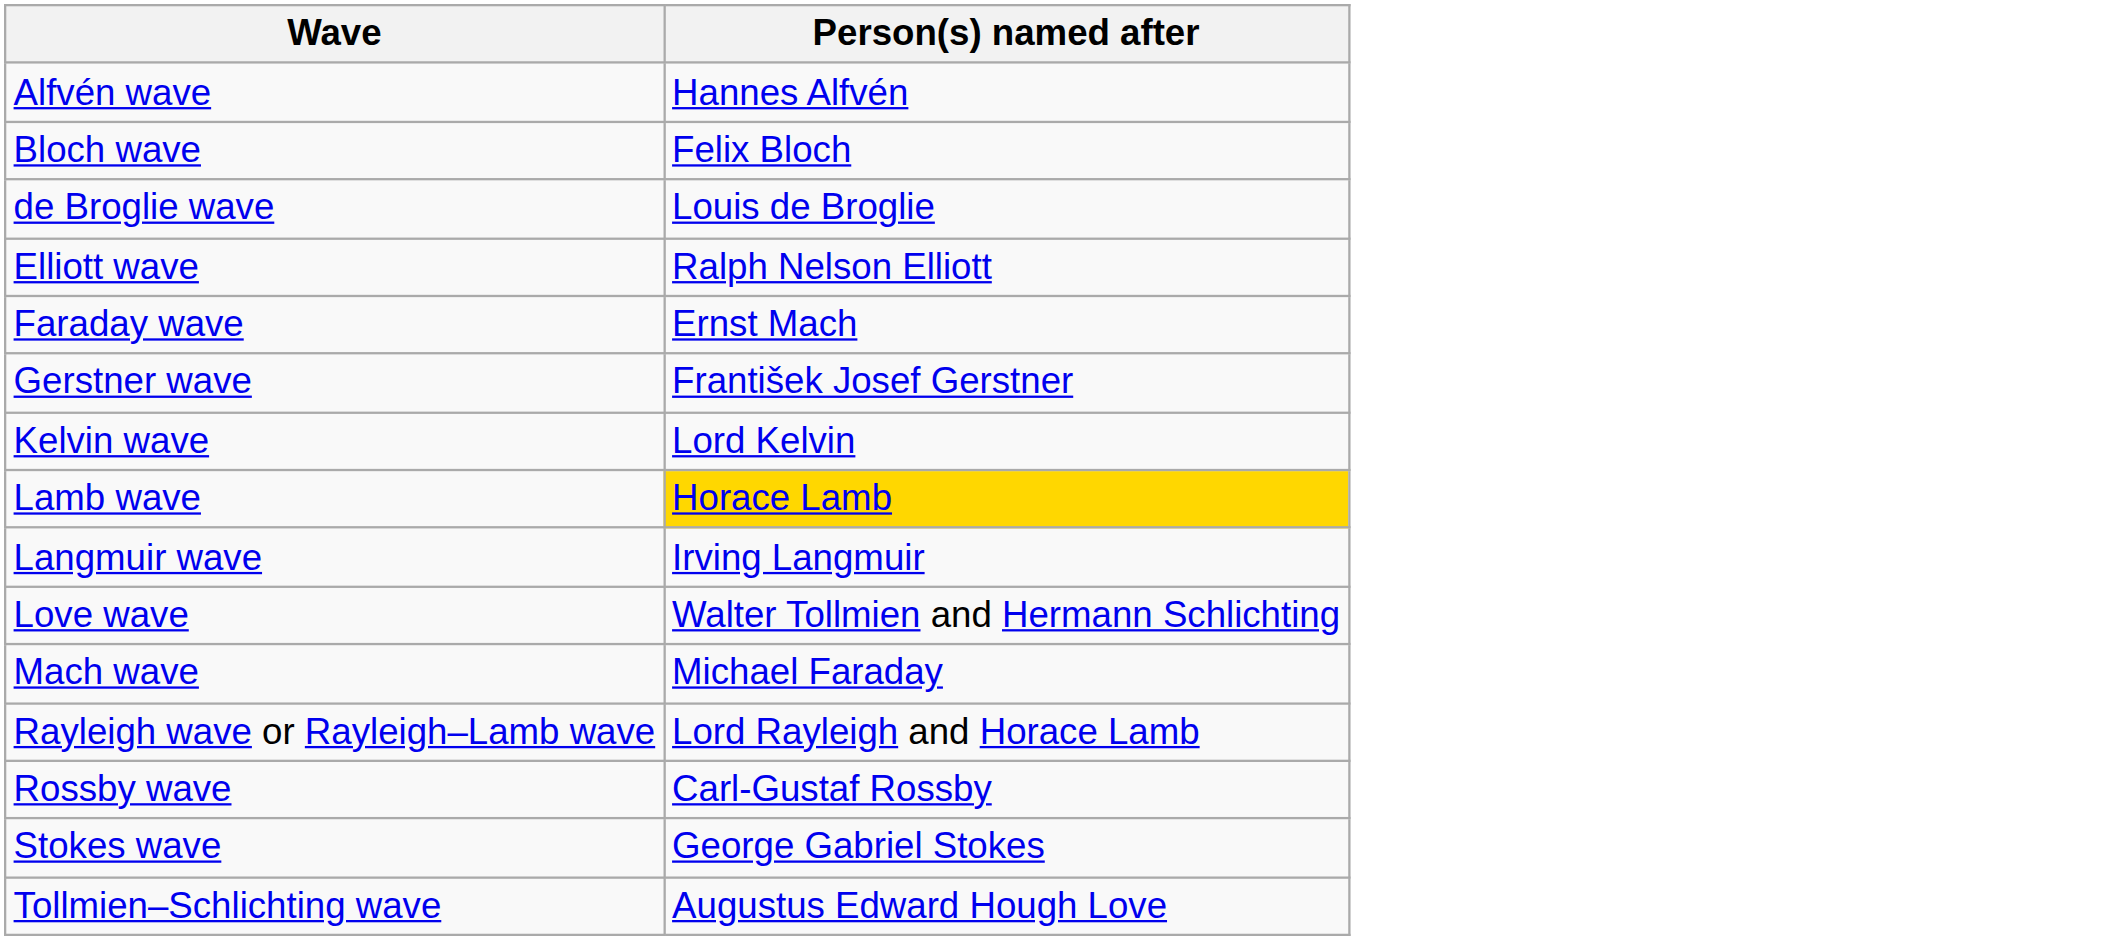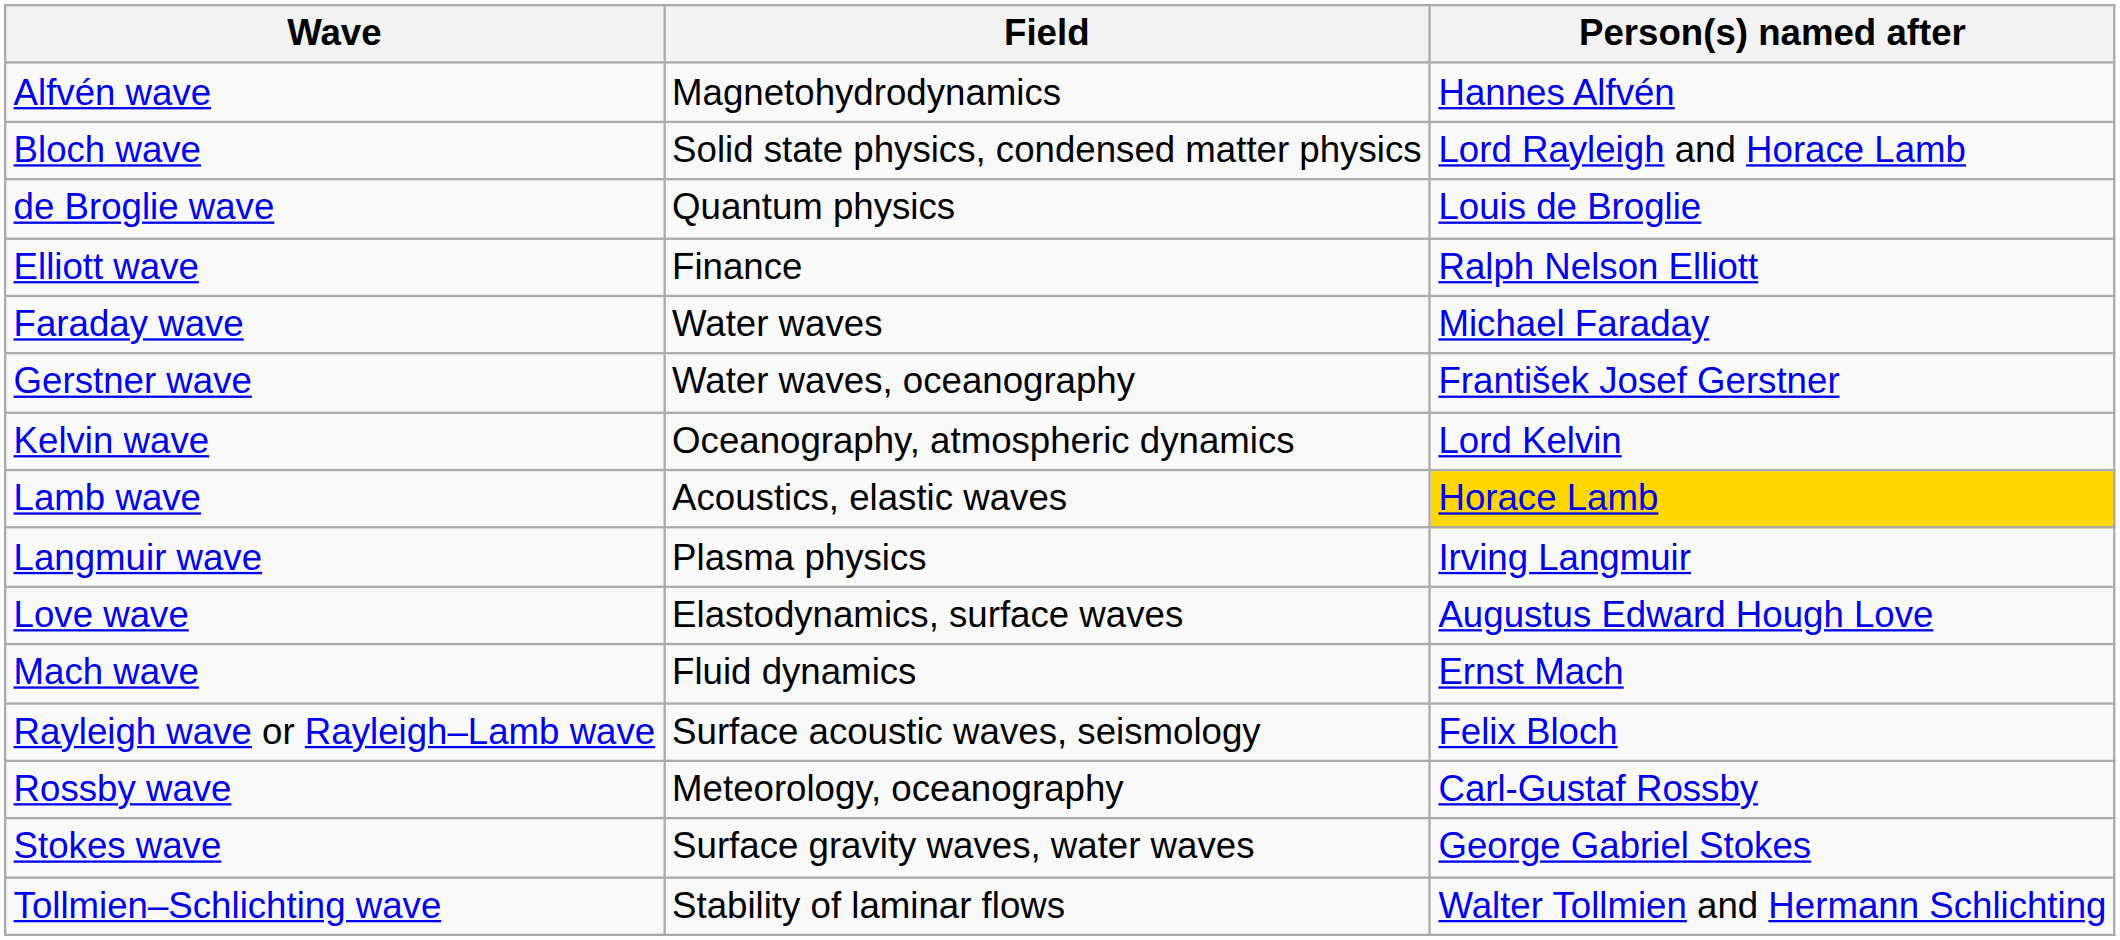+ column: (1047, 33)
(762, 149) Felix Bloch -> (1702, 149) Lord Rayleigh and Horace Lamb
(765, 324) Ernst Mach -> (1574, 324) Michael Faraday
(1006, 614) Walter Tollmien and Hermann Schlichting -> (1686, 614) Augustus Edward Hough Love
(808, 672) Michael Faraday -> (1531, 672) Ernst Mach
(936, 730) Lord Rayleigh and Horace Lamb -> (1528, 730) Felix Bloch
(920, 905) Augustus Edward Hough Love -> (1772, 905) Walter Tollmien and Hermann Schlichting
